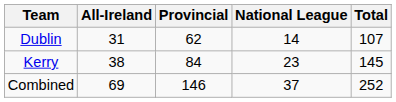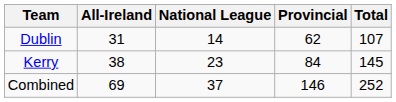columns swapped: (194, 16) <-> (291, 16)
